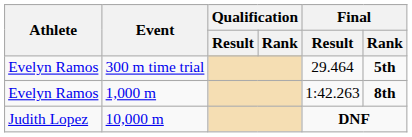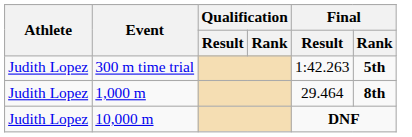(53, 68) Evelyn Ramos -> (48, 68) Judith Lopez
(332, 68) 29.464 -> (322, 68) 1:42.263
(53, 93) Evelyn Ramos -> (48, 93) Judith Lopez
(332, 93) 1:42.263 -> (322, 93) 29.464
